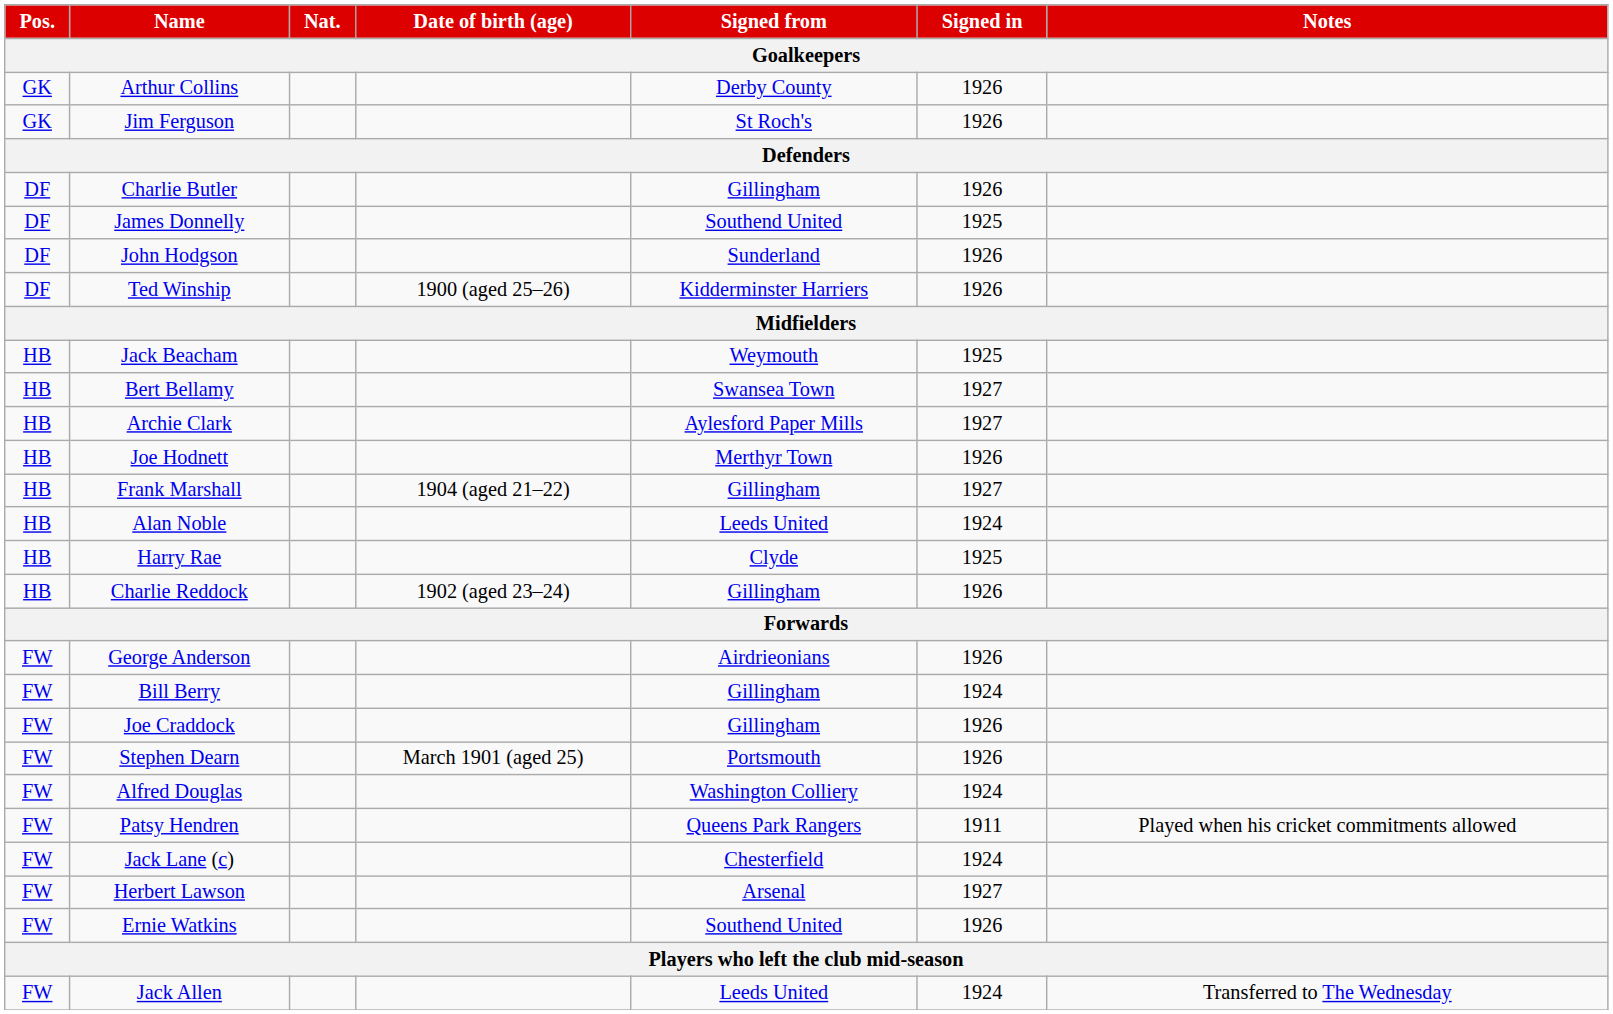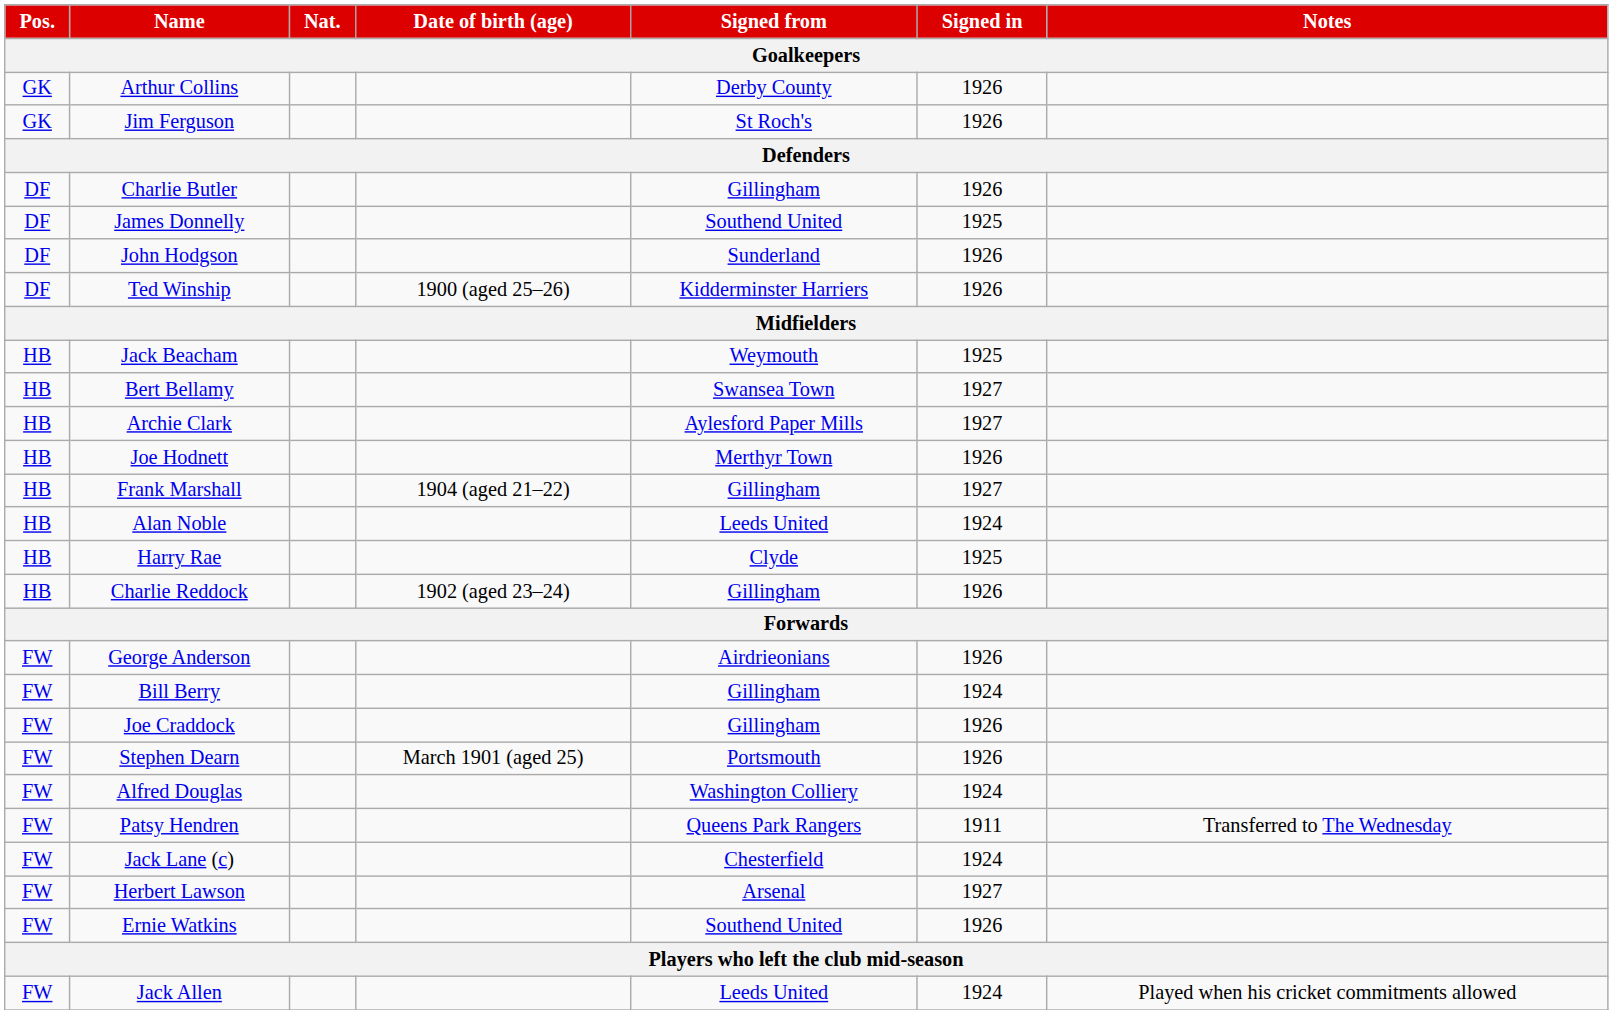(1327, 825) Played when his cricket commitments allowed -> (1327, 825) Transferred to The Wednesday
(1327, 992) Transferred to The Wednesday -> (1327, 992) Played when his cricket commitments allowed
